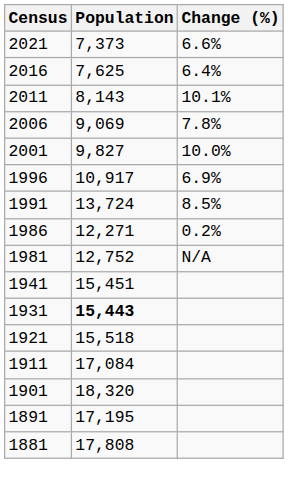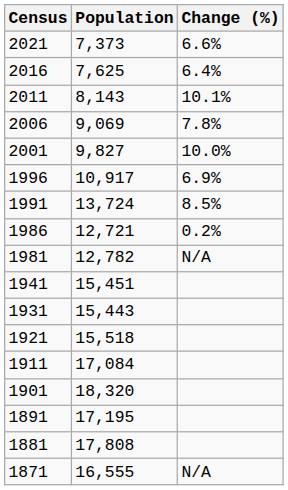(105, 232) 12,271 -> (105, 232) 12,721
(105, 258) 12,752 -> (105, 258) 12,782
(105, 312) bold -> (105, 312) normal
+ row: (28, 472)
